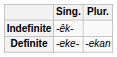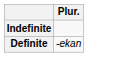- column: (68, 12)
